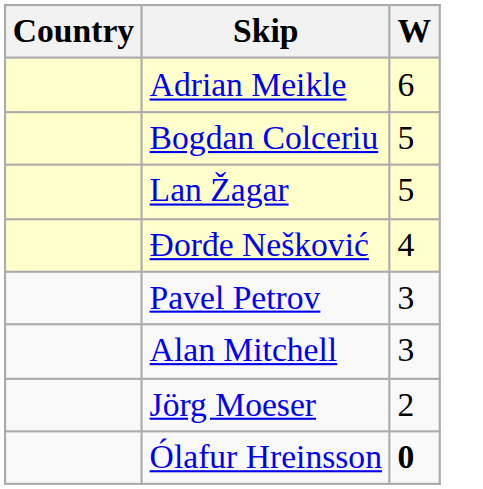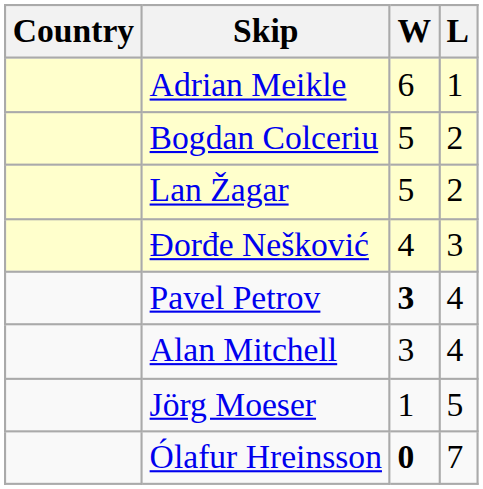+ column: (458, 31)
(406, 297) normal -> (406, 297) bold
(406, 404) 2 -> (406, 404) 1
